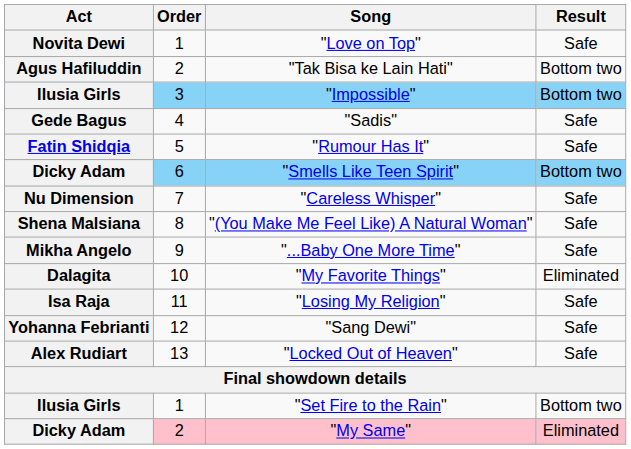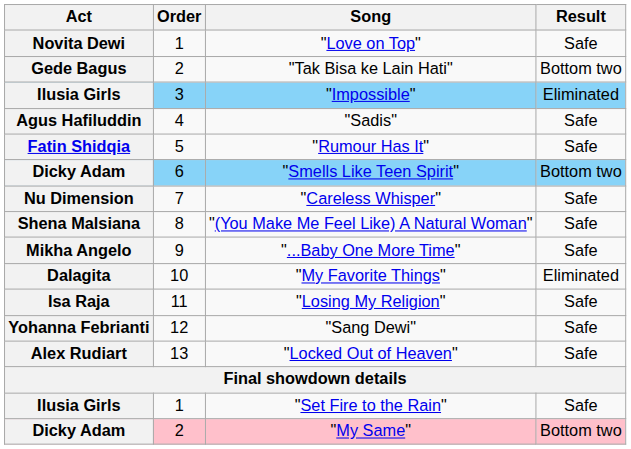(79, 69) Agus Hafiluddin -> (79, 69) Gede Bagus
(581, 95) Bottom two -> (581, 95) Eliminated
(79, 120) Gede Bagus -> (79, 120) Agus Hafiluddin
(581, 405) Bottom two -> (581, 405) Safe
(581, 431) Eliminated -> (581, 431) Bottom two
